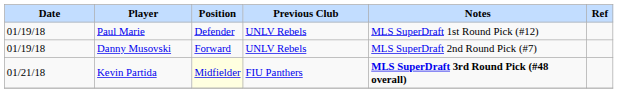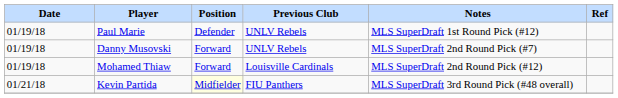+ row: (134, 66)
(460, 73) bold -> (472, 84) normal
